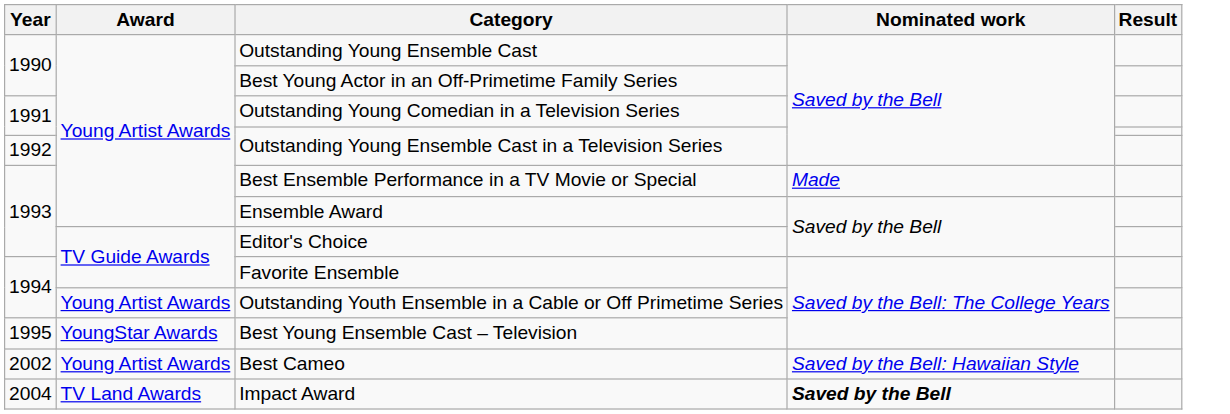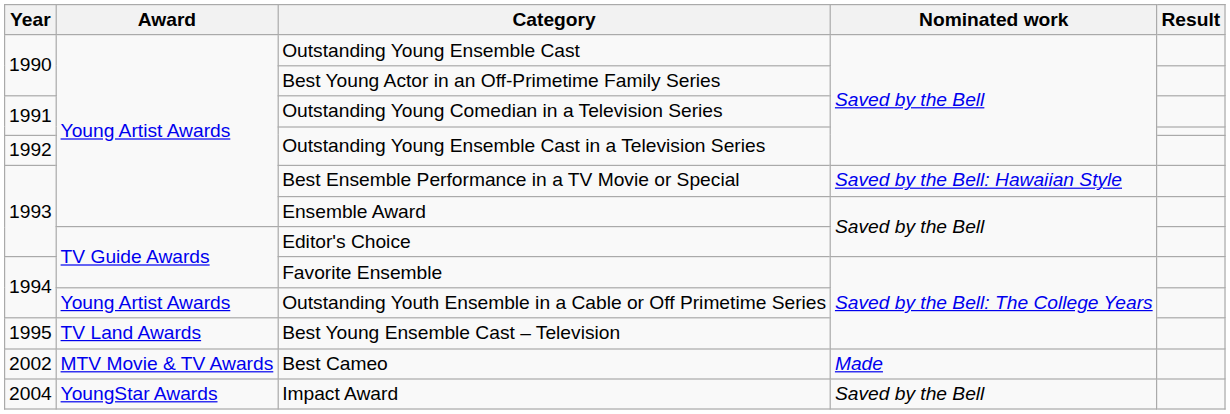(816, 180) Made -> (978, 180) Saved by the Bell: Hawaiian Style
(139, 333) YoungStar Awards -> (131, 333) TV Land Awards
(145, 363) Young Artist Awards -> (167, 363) MTV Movie & TV Awards
(936, 363) Saved by the Bell: Hawaiian Style -> (859, 363) Made
(131, 393) TV Land Awards -> (139, 393) YoungStar Awards
(871, 393) bold -> (910, 393) normal
